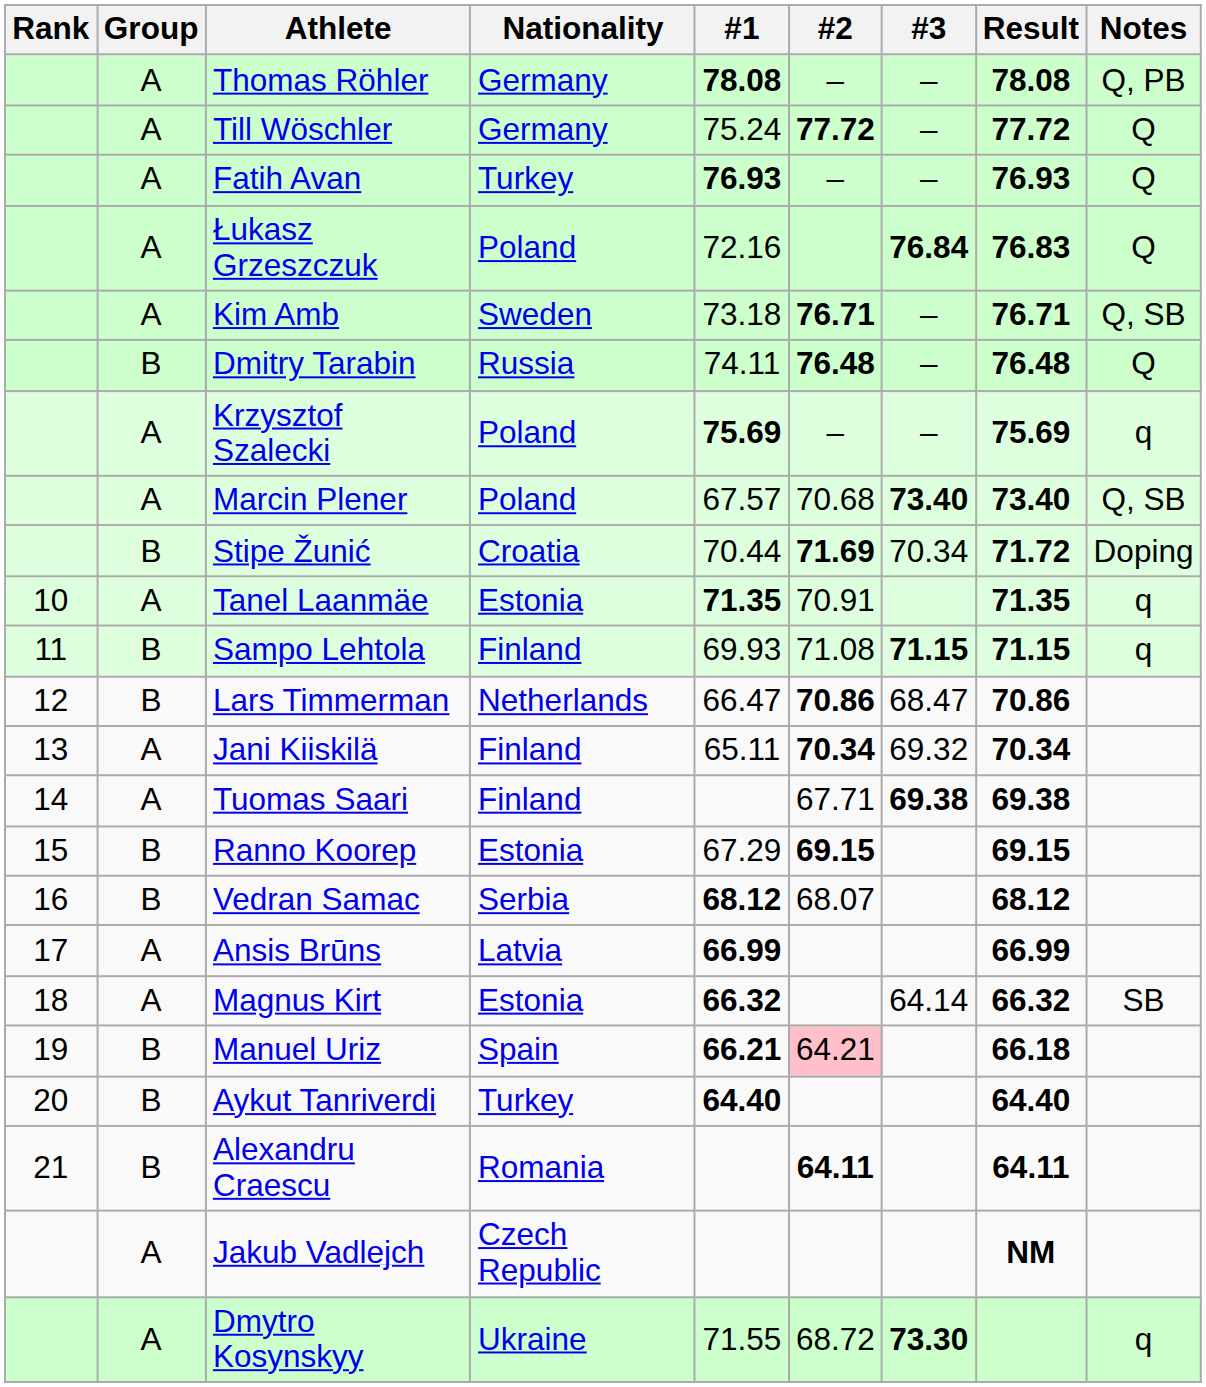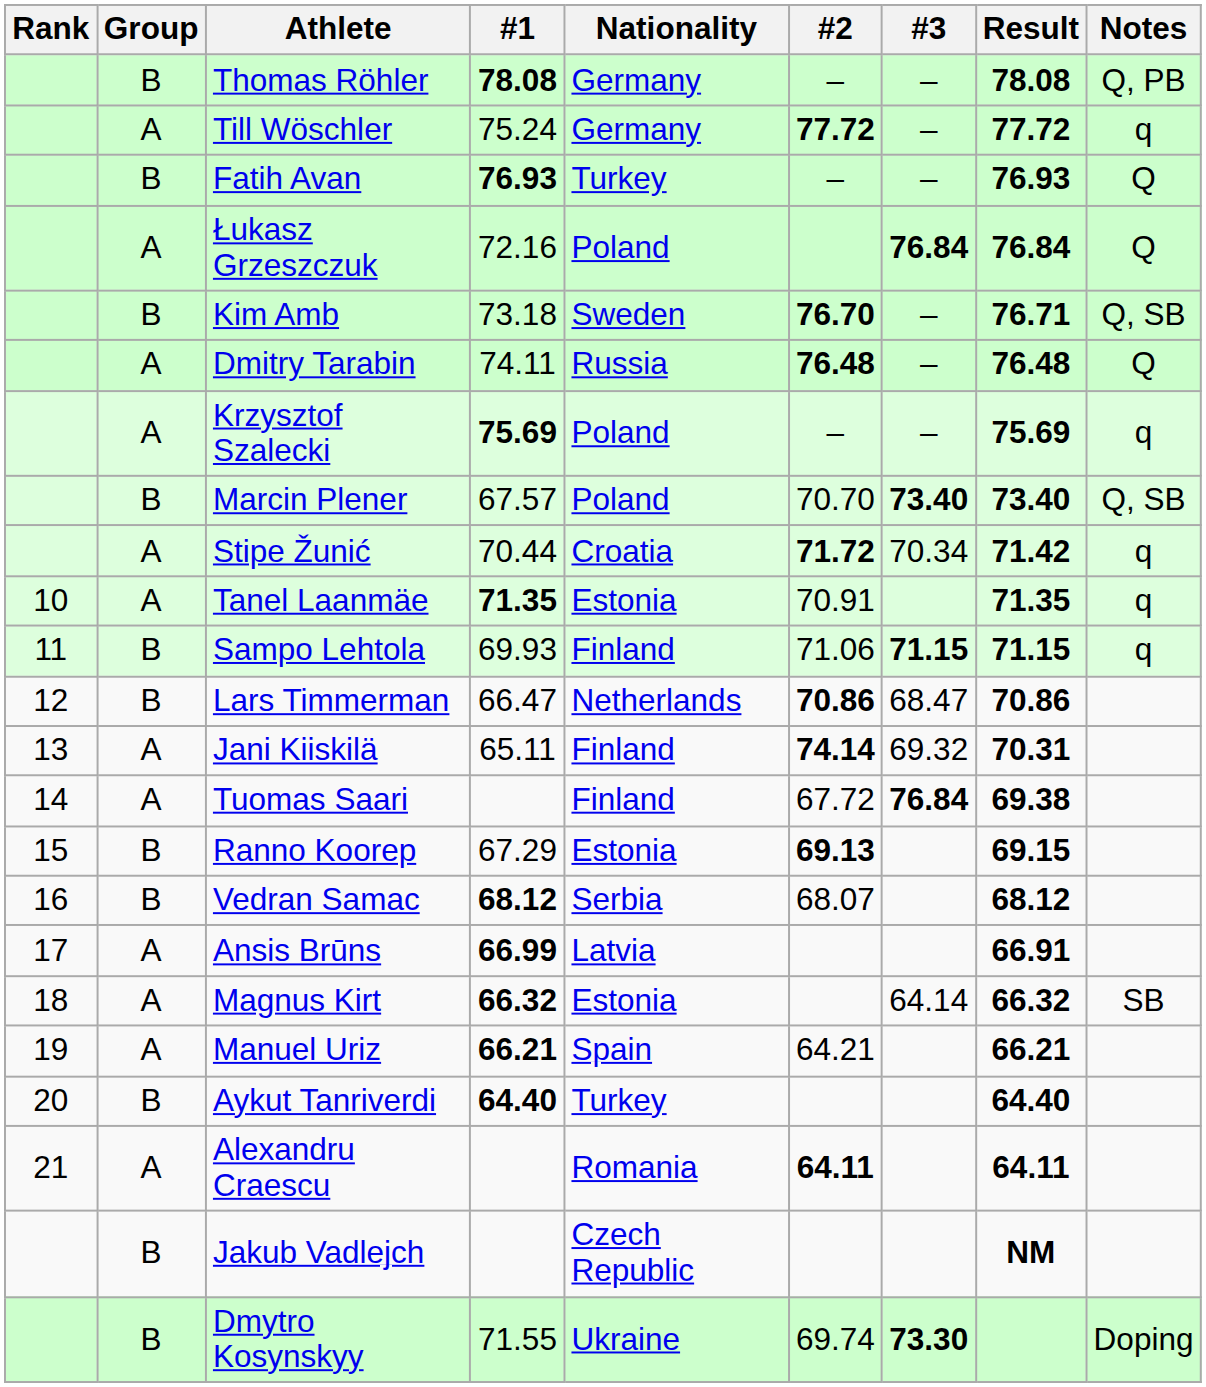columns swapped: (583, 29) <-> (742, 29)
(151, 79) A -> (151, 79) B
(1144, 129) Q -> (1144, 129) q
(151, 179) A -> (151, 179) B
(1031, 247) 76.83 -> (1031, 247) 76.84
(151, 314) A -> (151, 314) B
(835, 314) 76.71 -> (835, 314) 76.70
(151, 364) B -> (151, 364) A
(151, 500) A -> (151, 500) B
(835, 500) 70.68 -> (835, 500) 70.70
(151, 550) B -> (151, 550) A
(835, 550) 71.69 -> (835, 550) 71.72
(1031, 550) 71.72 -> (1031, 550) 71.42
(1144, 550) Doping -> (1144, 550) q
(835, 650) 71.08 -> (835, 650) 71.06
(835, 750) 70.34 -> (835, 750) 74.14
(1031, 750) 70.34 -> (1031, 750) 70.31
(835, 800) 67.71 -> (835, 800) 67.72
(929, 800) 69.38 -> (929, 800) 76.84
(835, 850) 69.15 -> (835, 850) 69.13
(1031, 950) 66.99 -> (1031, 950) 66.91
(151, 1050) B -> (151, 1050) A
(835, 1050) pink background -> (835, 1050) no background
(1031, 1050) 66.18 -> (1031, 1050) 66.21
(151, 1167) B -> (151, 1167) A
(151, 1253) A -> (151, 1253) B
(151, 1338) A -> (151, 1338) B
(835, 1338) 68.72 -> (835, 1338) 69.74
(1144, 1338) q -> (1144, 1338) Doping
